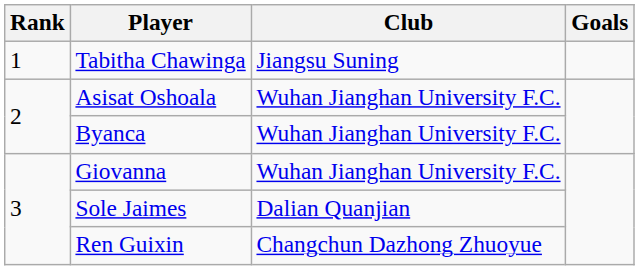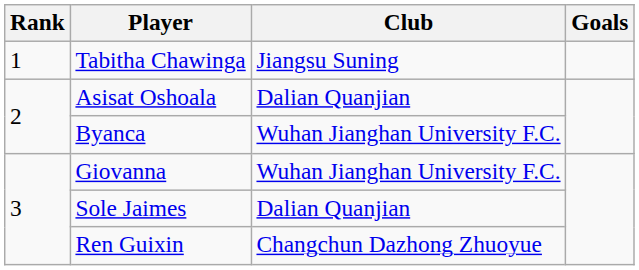(409, 97) Wuhan Jianghan University F.C. -> (333, 97) Dalian Quanjian
